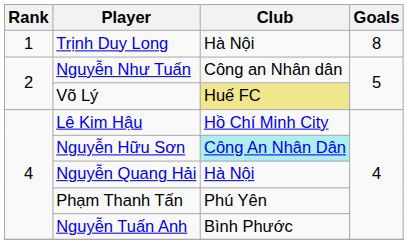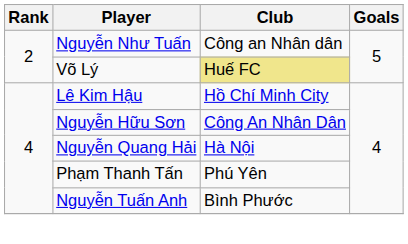- row: (112, 43)
(275, 148) paleturquoise background -> (275, 122) no background
